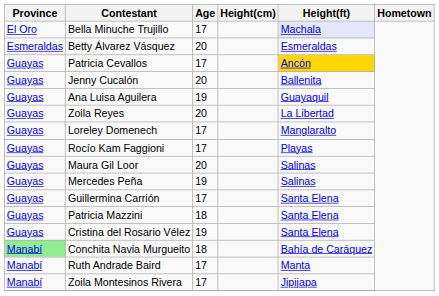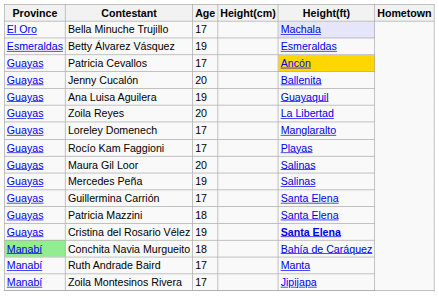(201, 47) 20 -> (201, 47) 19
(310, 232) normal -> (311, 232) bold
